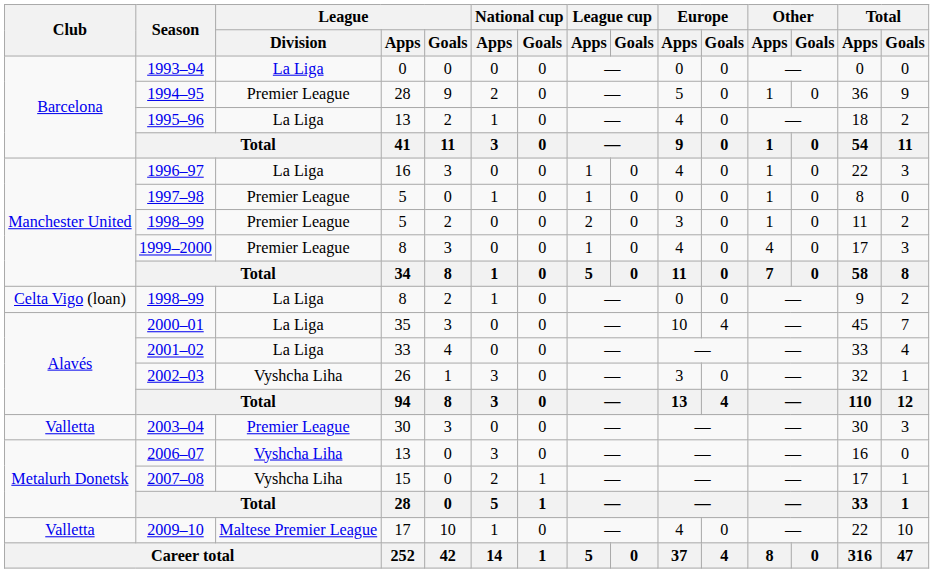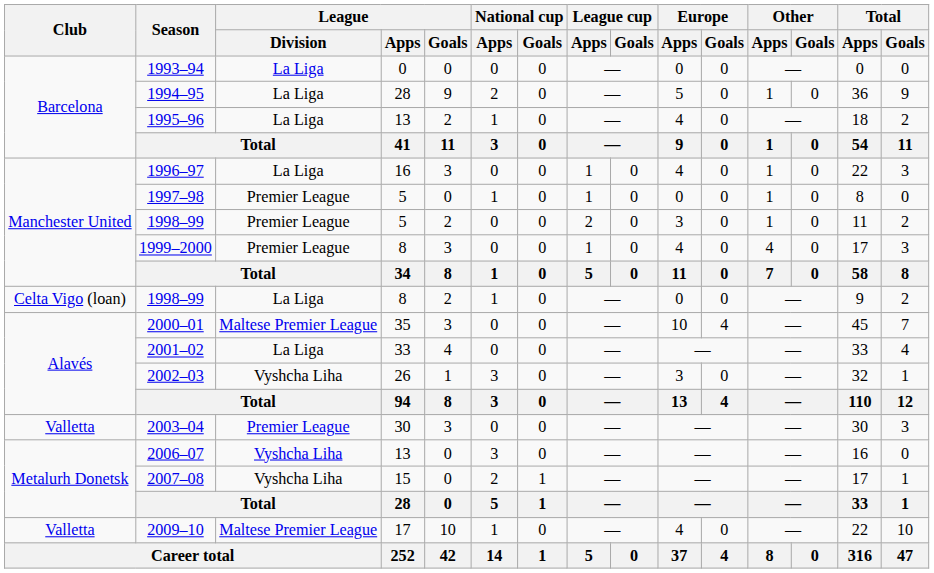(298, 94) Premier League -> (298, 94) La Liga
(298, 324) La Liga -> (298, 324) Maltese Premier League
